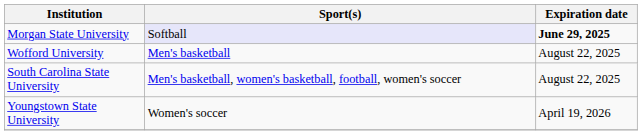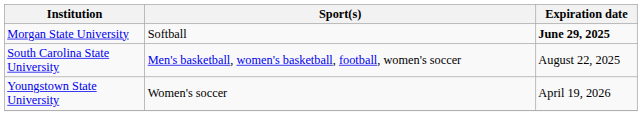(167, 33) lavender background -> (167, 33) no background
- row: (55, 53)
